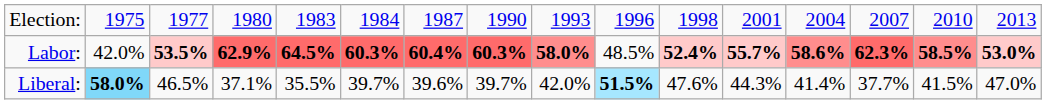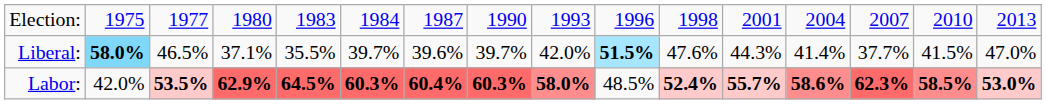rows swapped: (54, 51) <-> (49, 83)
